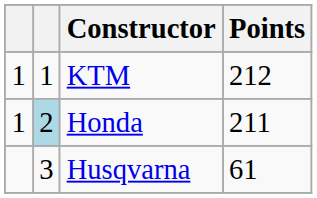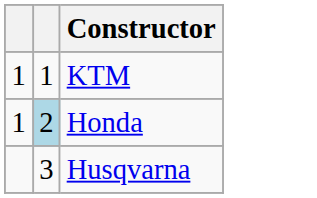- column: (267, 28)
